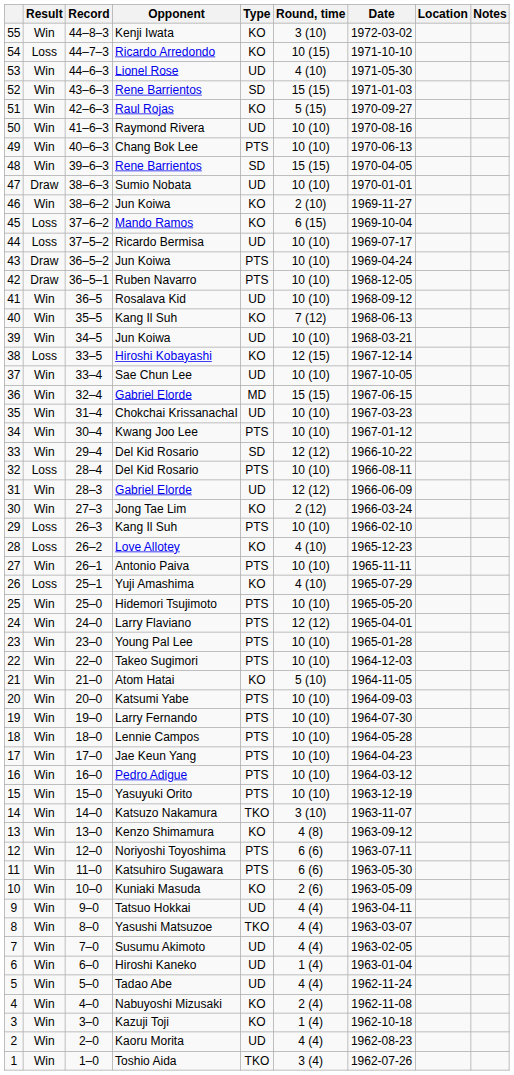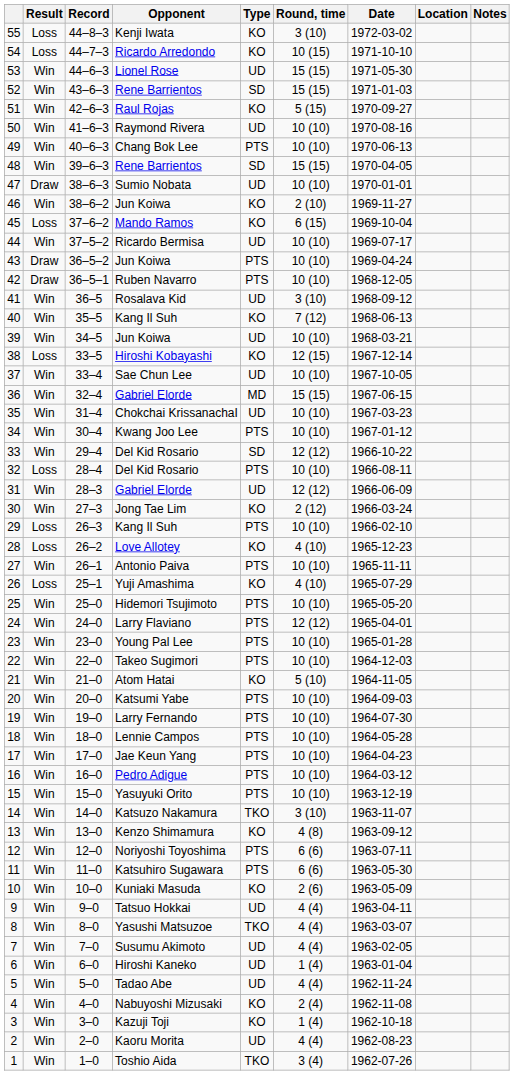(44, 33) Win -> (44, 33) Loss
(311, 71) 4 (10) -> (311, 71) 15 (15)
(44, 242) Loss -> (44, 242) Win
(311, 299) 10 (10) -> (311, 299) 3 (10)
